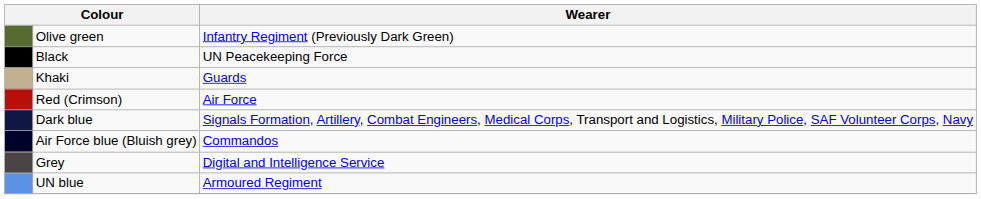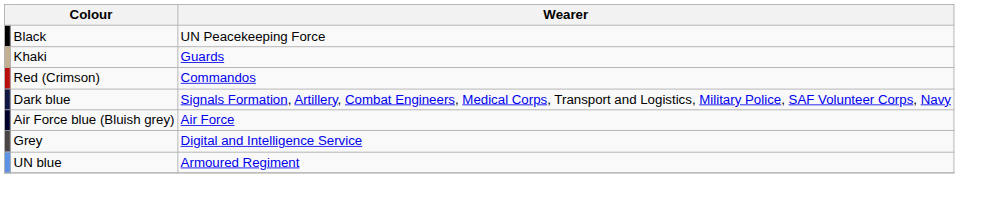- row: (70, 36)
(230, 99) Air Force -> (218, 78) Commandos
(240, 141) Commandos -> (208, 120) Air Force
